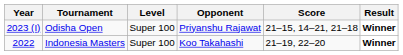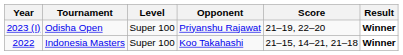(312, 28) 21–15, 14–21, 21–18 -> (295, 28) 21–19, 22–20
(295, 43) 21–19, 22–20 -> (312, 43) 21–15, 14–21, 21–18
